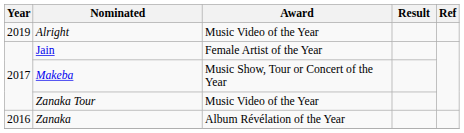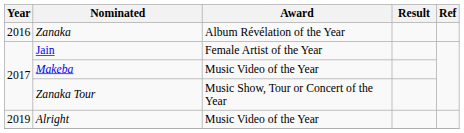rows swapped: (53, 119) <-> (52, 32)
(289, 75) Music Show, Tour or Concert of the Year -> (262, 69) Music Video of the Year
(262, 100) Music Video of the Year -> (289, 94) Music Show, Tour or Concert of the Year
